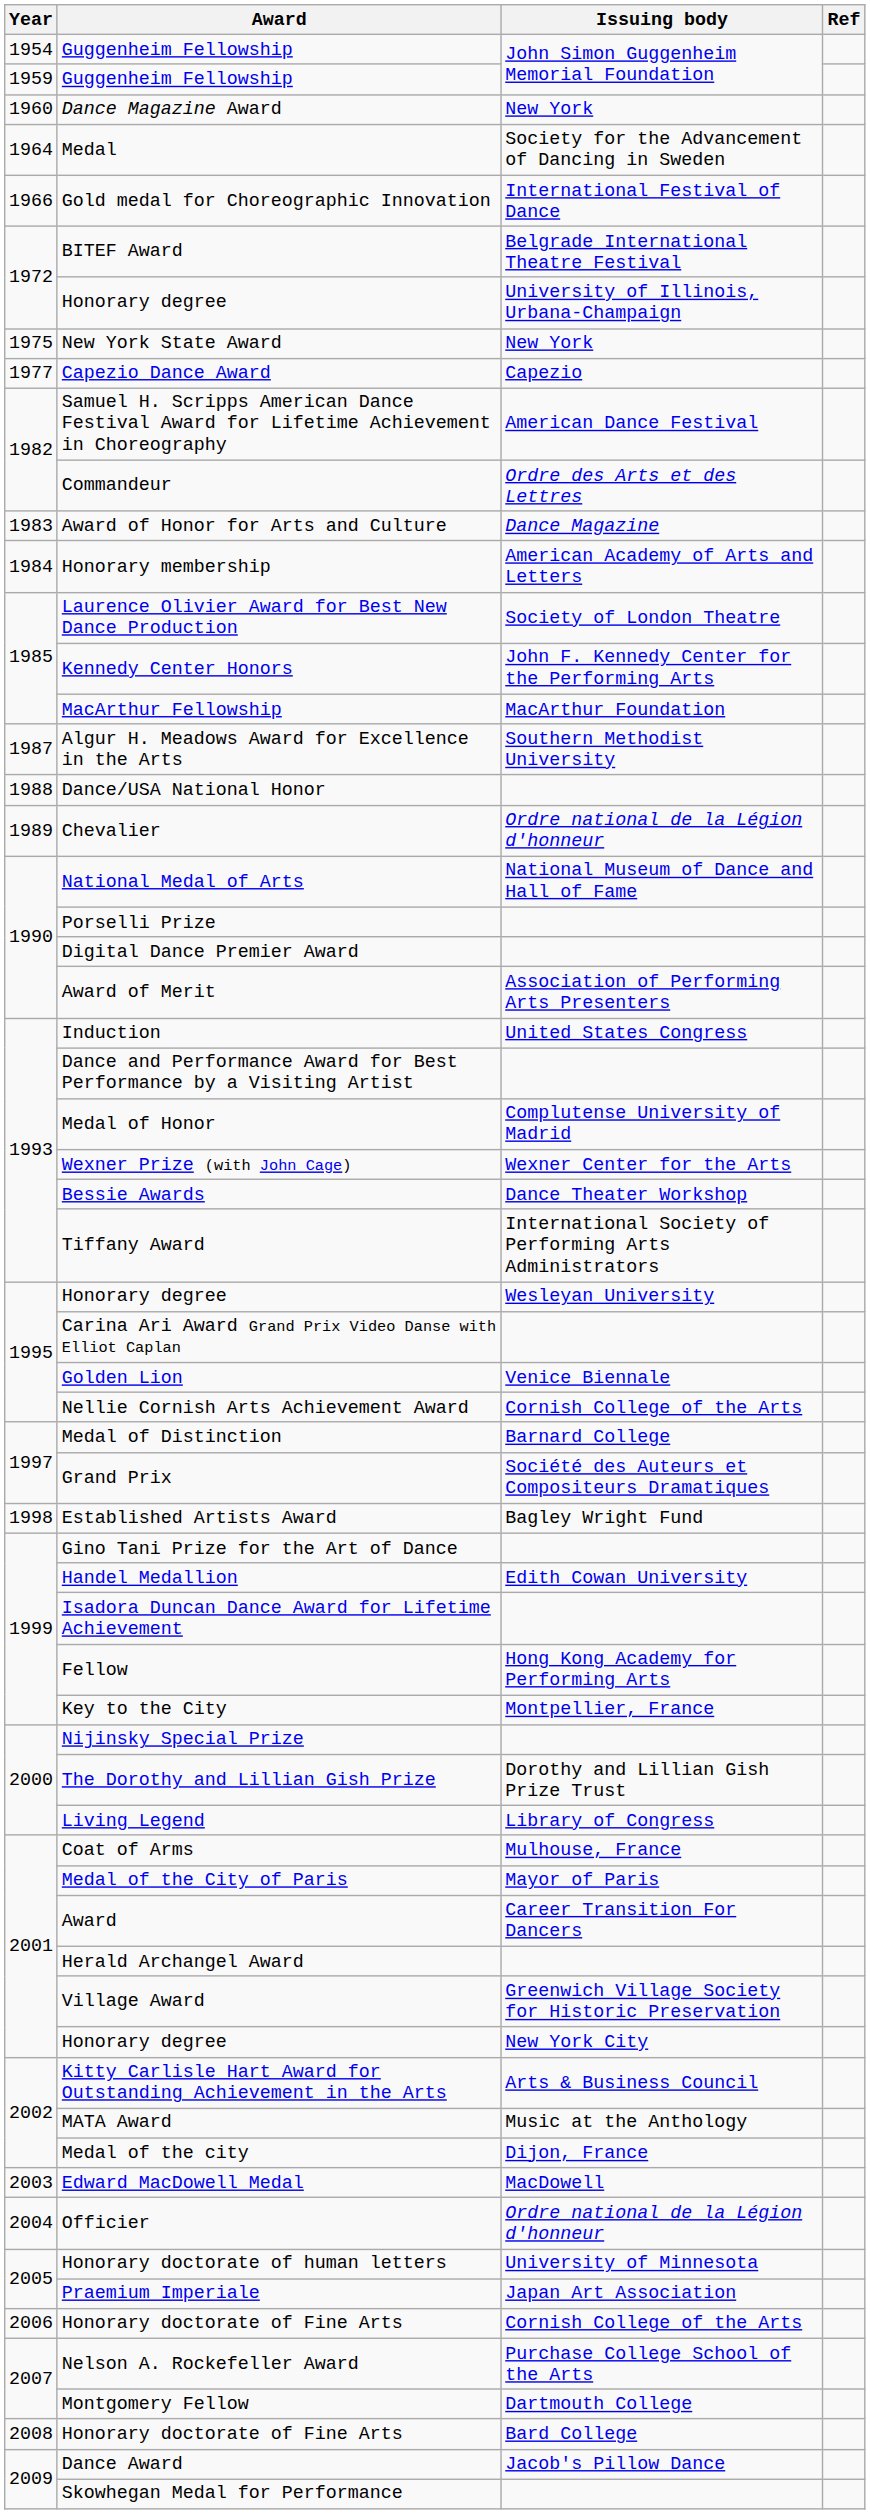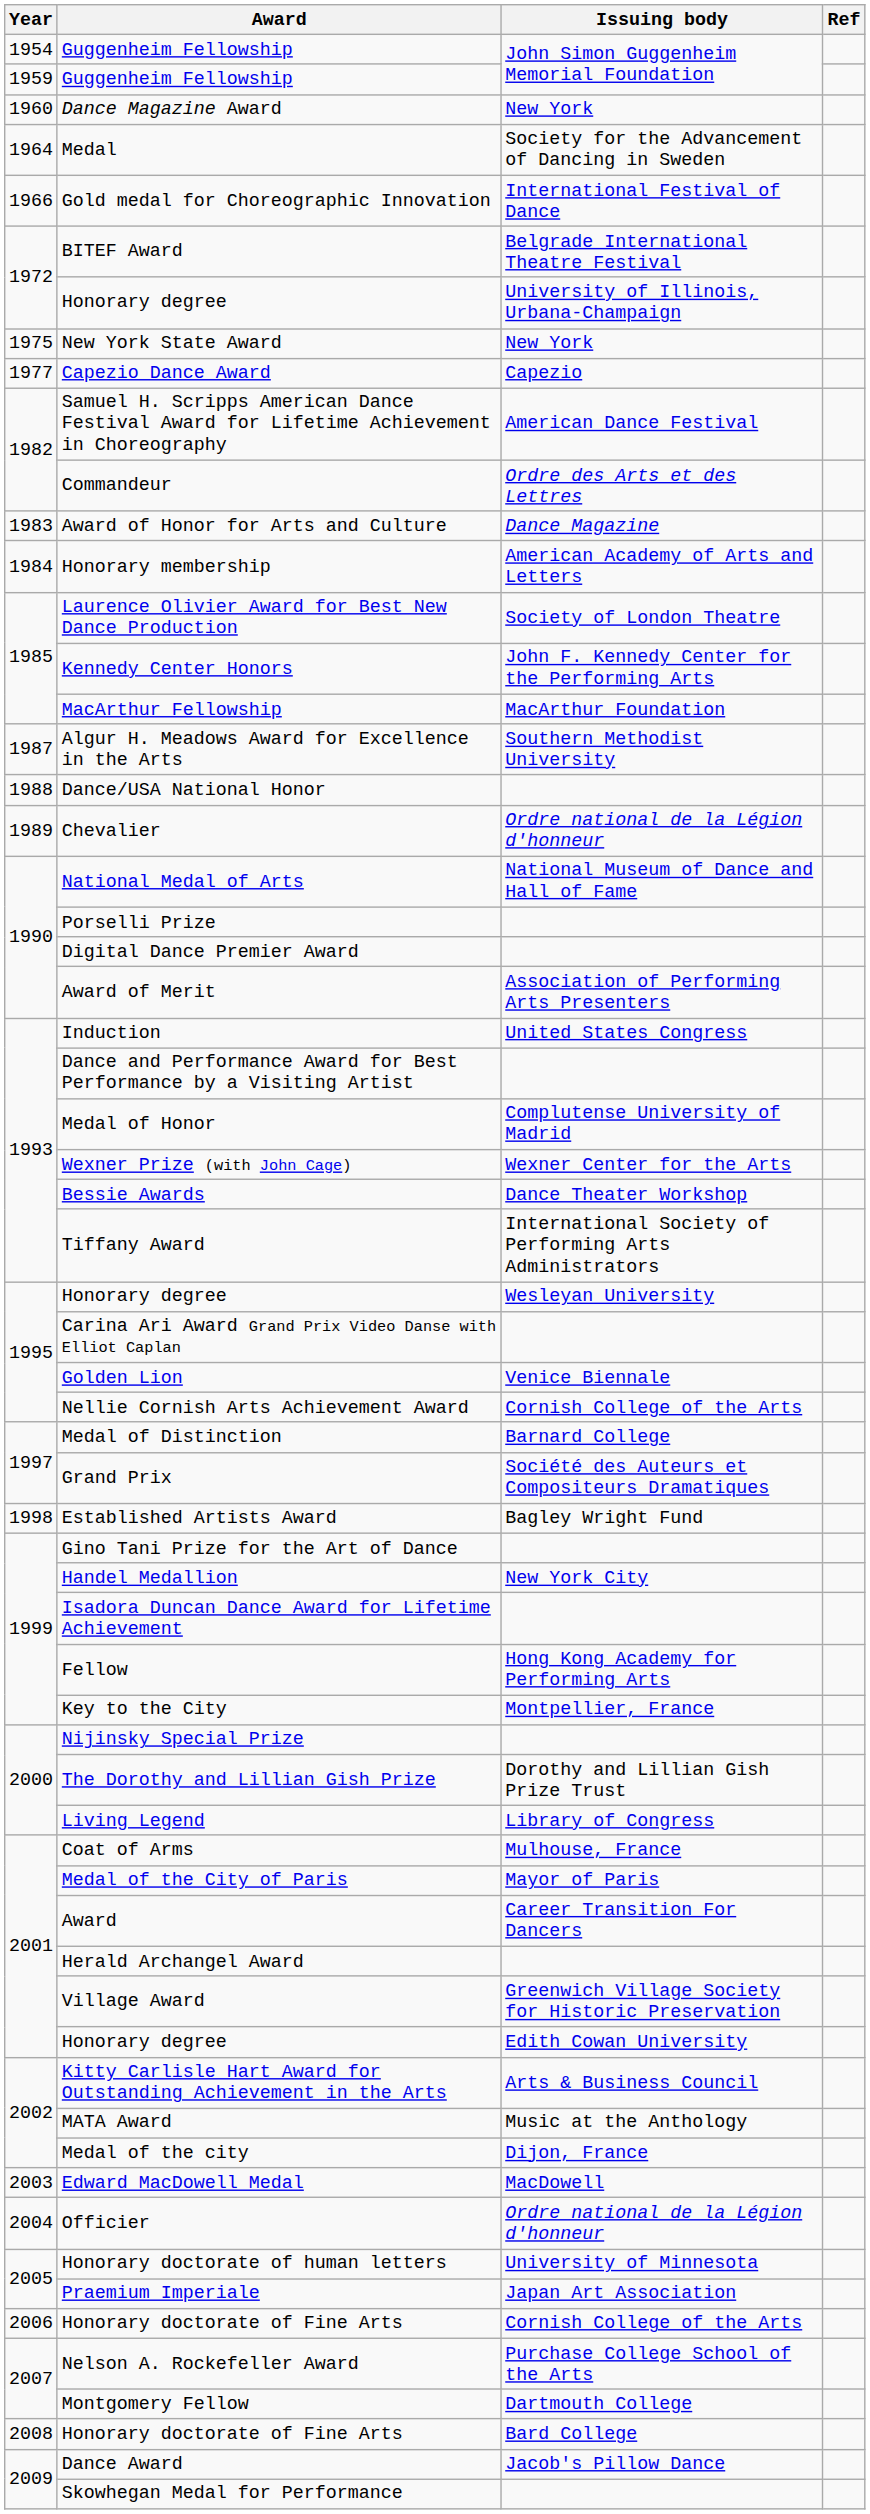(626, 1578) Edith Cowan University -> (577, 1578) New York City
(577, 2042) New York City -> (626, 2042) Edith Cowan University
